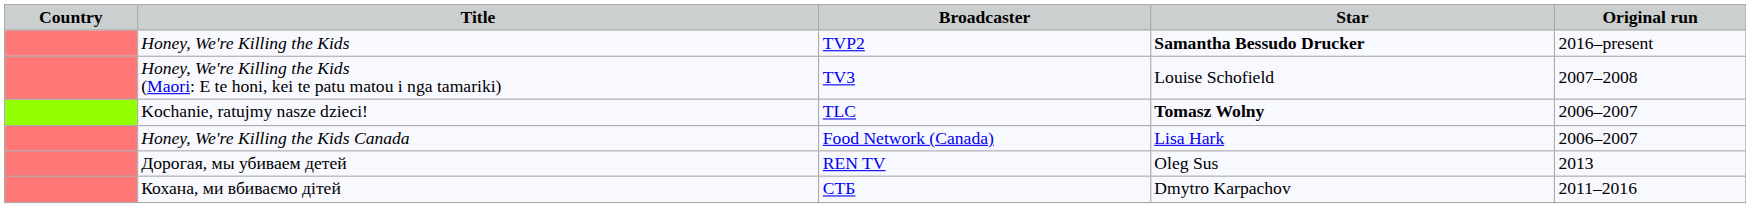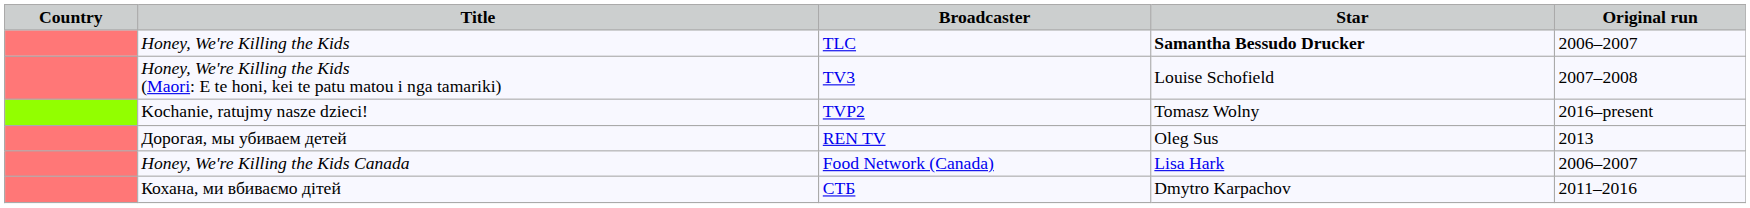(844, 43) TVP2 -> (839, 43) TLC
(1606, 43) 2016–present -> (1598, 43) 2006–2007
(839, 112) TLC -> (844, 112) TVP2
(1209, 112) bold -> (1207, 112) normal
(1598, 112) 2006–2007 -> (1606, 112) 2016–present
rows swapped: (244, 163) <-> (275, 137)
